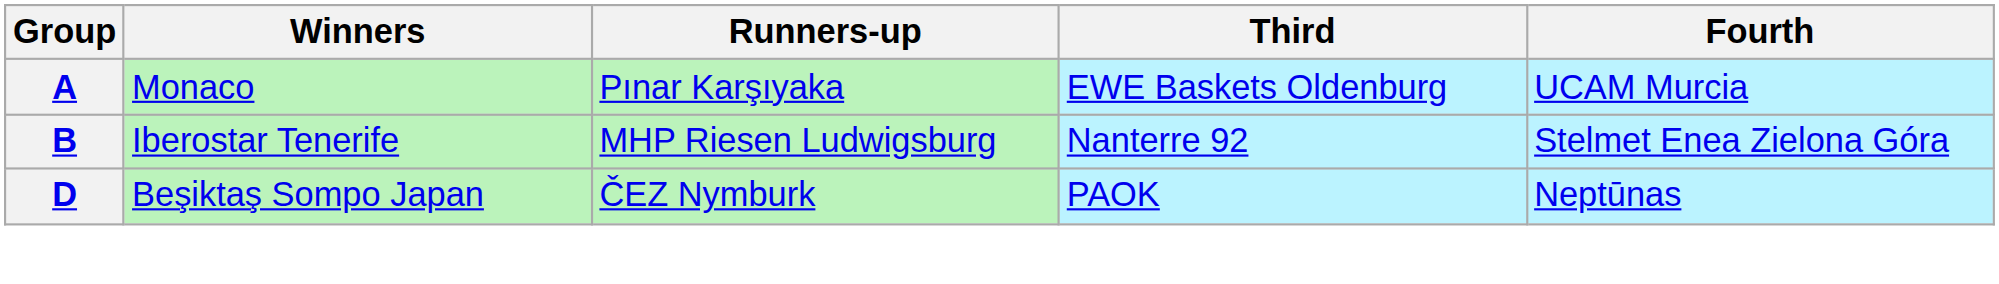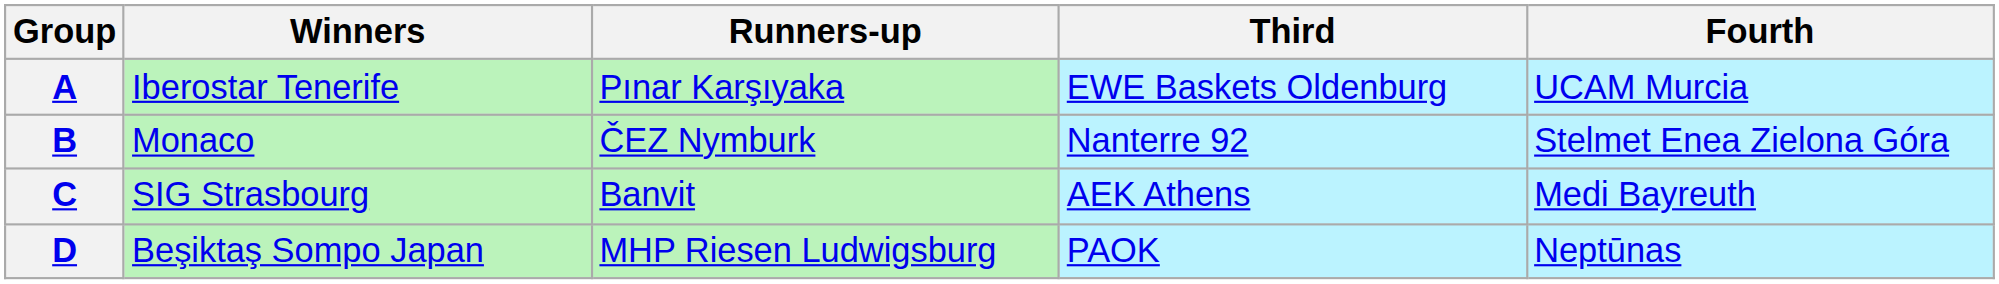(193, 86) Monaco -> (266, 86) Iberostar Tenerife
(266, 140) Iberostar Tenerife -> (193, 140) Monaco
(798, 140) MHP Riesen Ludwigsburg -> (707, 140) ČEZ Nymburk
+ row: (65, 195)
(707, 195) ČEZ Nymburk -> (798, 250) MHP Riesen Ludwigsburg
